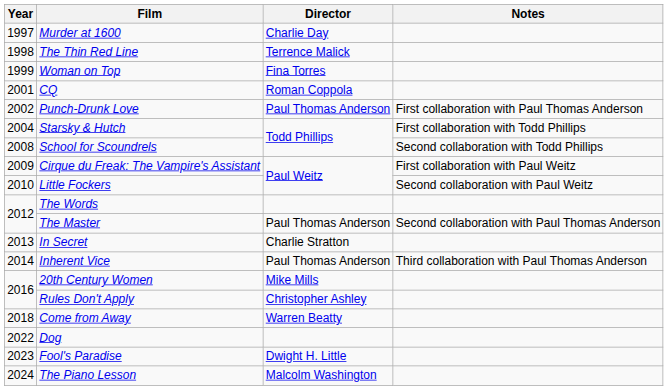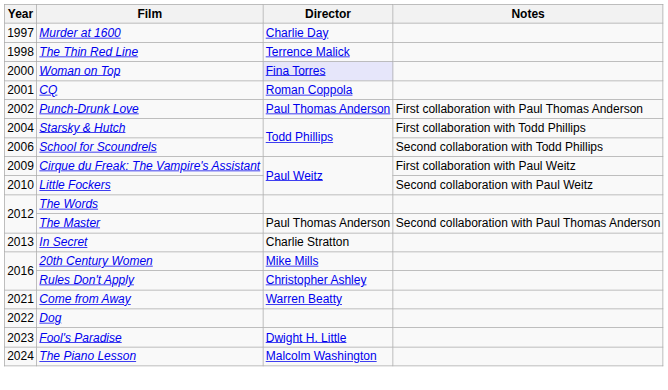(20, 71) 1999 -> (20, 71) 2000
(296, 71) no background -> (296, 71) lavender background
(20, 147) 2008 -> (20, 147) 2006
- row: (75, 261)
(20, 318) 2018 -> (20, 299) 2021
